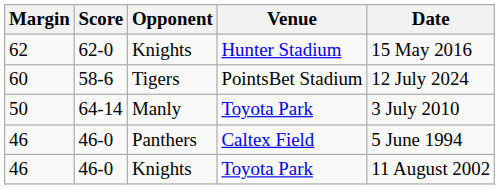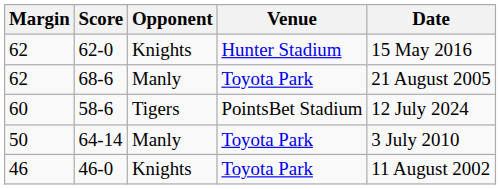+ row: (96, 79)
- row: (96, 139)
